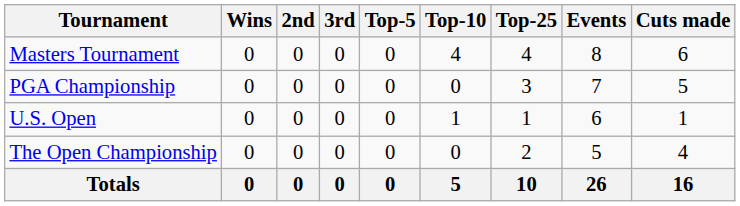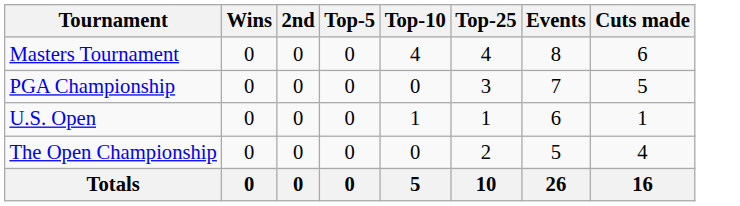- column: (340, 20)
